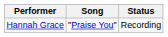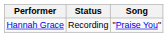columns swapped: (92, 11) <-> (141, 11)
